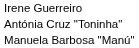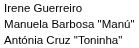rows swapped: (69, 40) <-> (63, 24)
